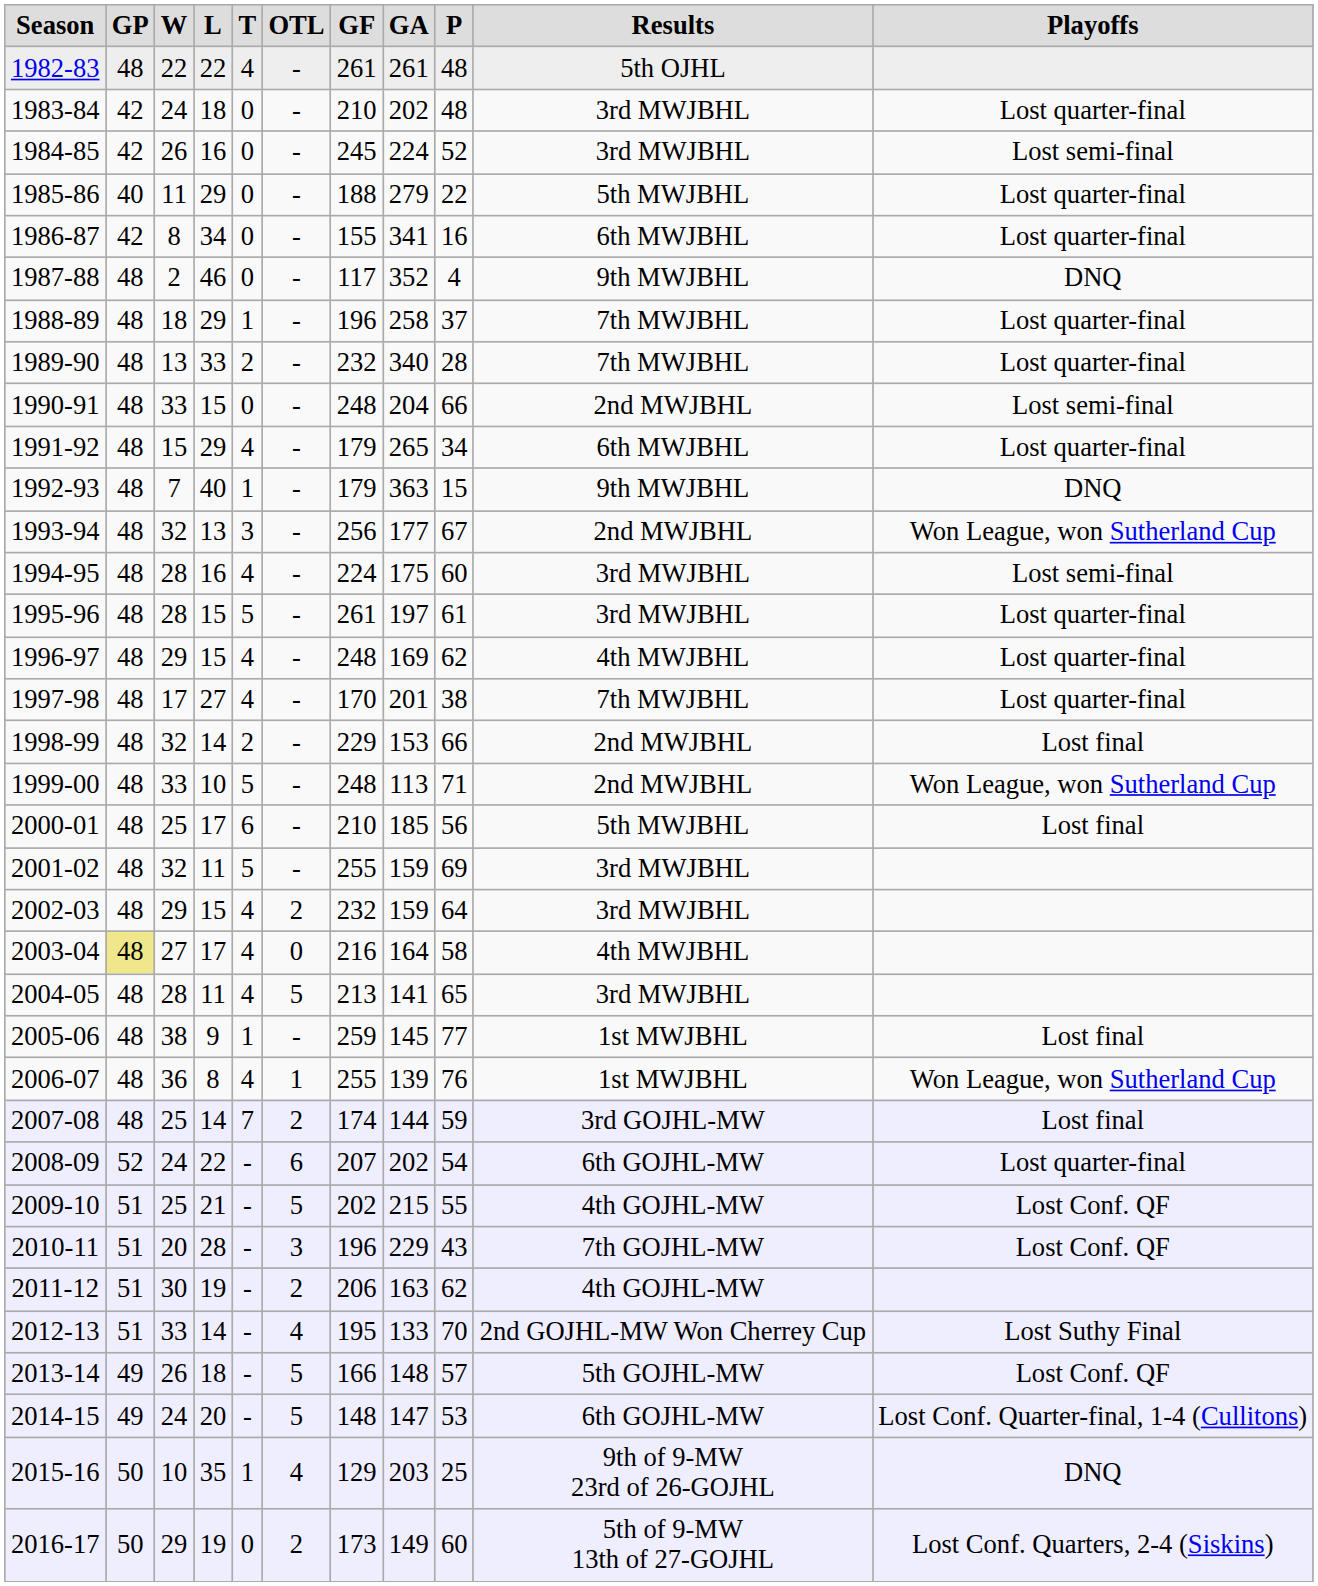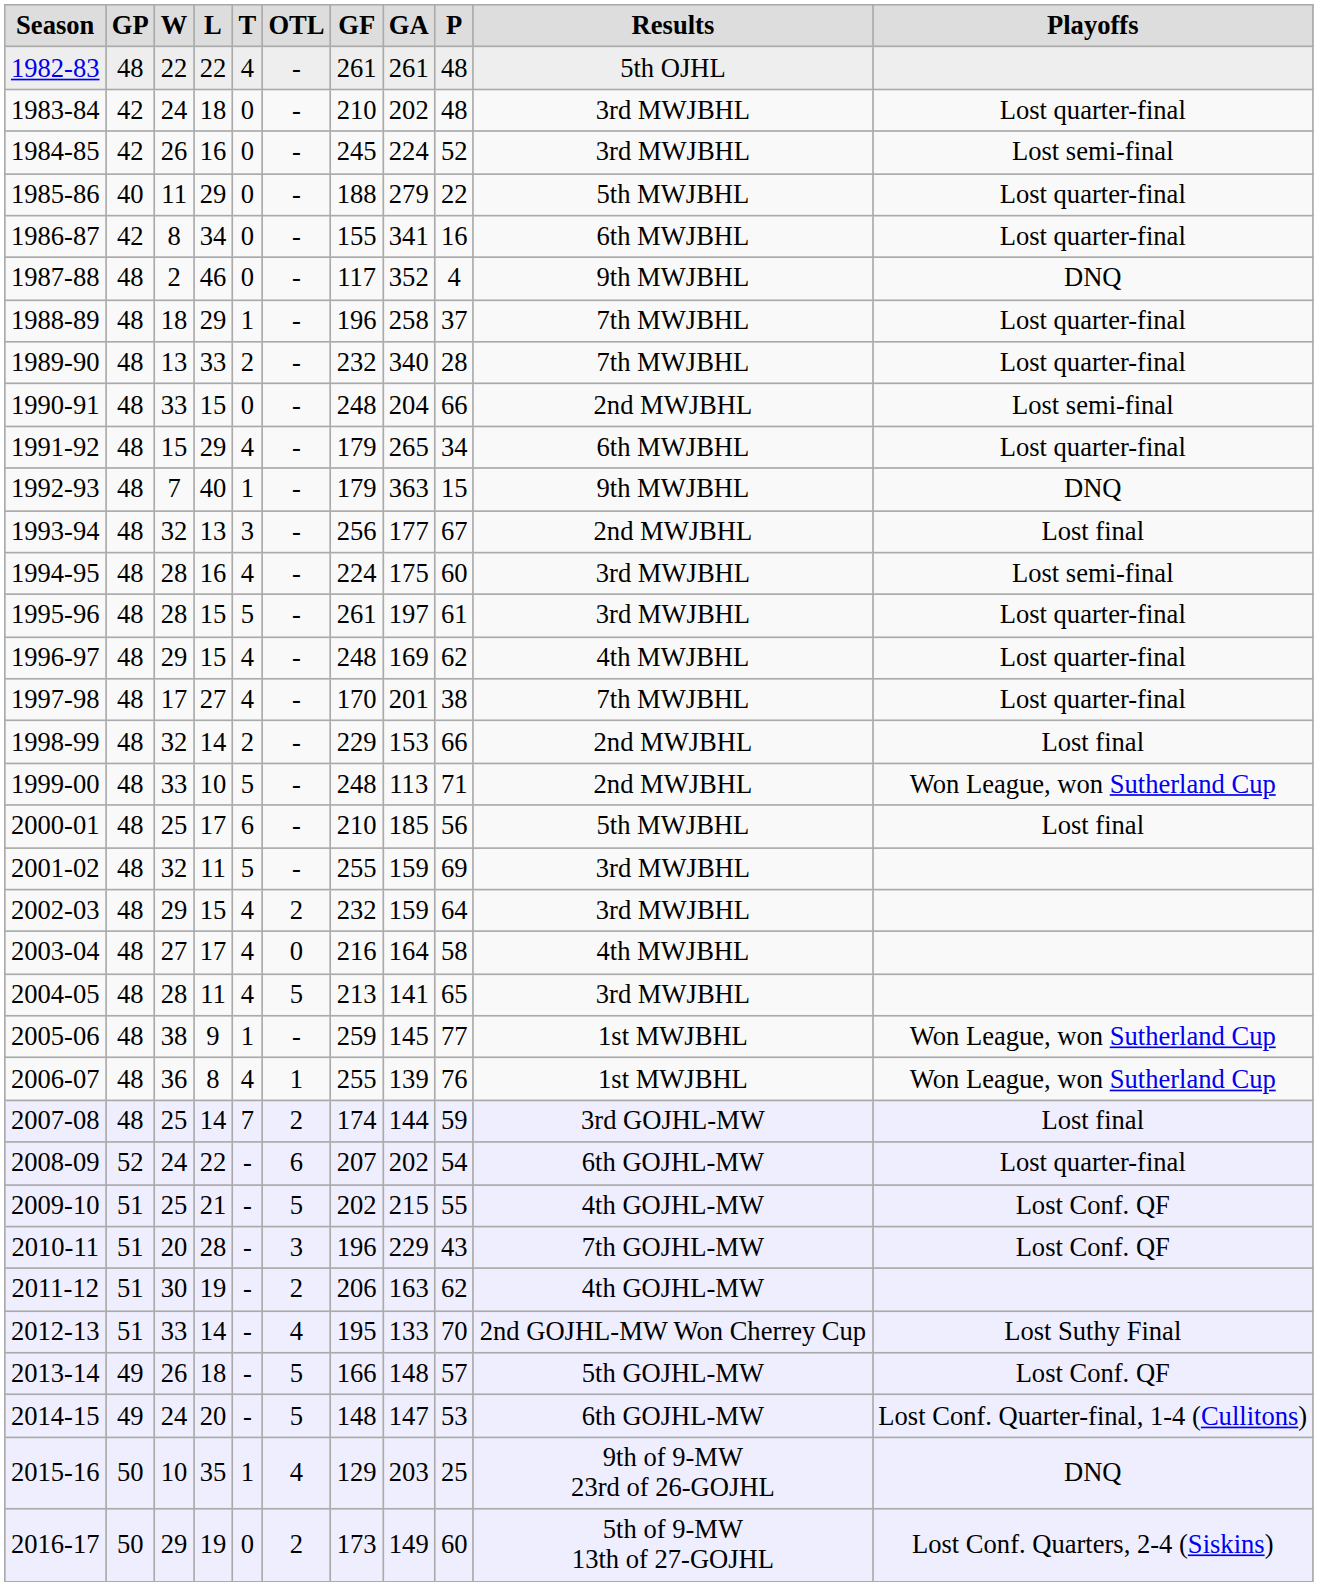(1093, 531) Won League, won Sutherland Cup -> (1093, 531) Lost final
(130, 952) khaki background -> (130, 952) no background
(1093, 1036) Lost final -> (1093, 1036) Won League, won Sutherland Cup
